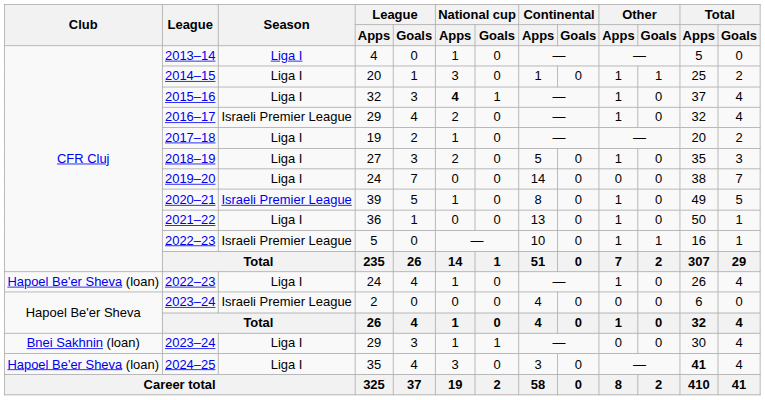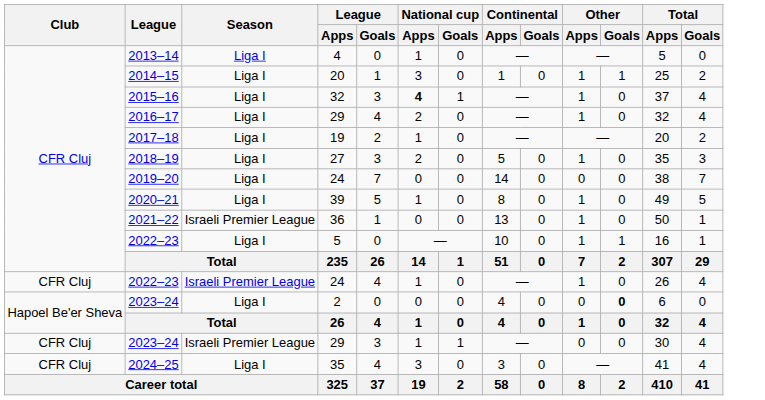(287, 117) Israeli Premier League -> (250, 117) Liga I
(287, 199) Israeli Premier League -> (250, 199) Liga I
(287, 220) Liga I -> (250, 220) Israeli Premier League
(287, 240) Israeli Premier League -> (250, 240) Liga I
(83, 281) Hapoel Be'er Sheva (loan) -> (65, 281) CFR Cluj
(287, 281) Liga I -> (250, 281) Israeli Premier League
(287, 302) Israeli Premier League -> (250, 302) Liga I
(659, 302) normal -> (622, 302) bold
(83, 343) Bnei Sakhnin (loan) -> (65, 343) CFR Cluj
(287, 343) Liga I -> (250, 343) Israeli Premier League
(83, 364) Hapoel Be'er Sheva (loan) -> (65, 364) CFR Cluj
(699, 364) bold -> (662, 364) normal
